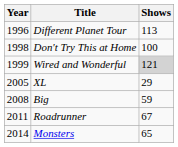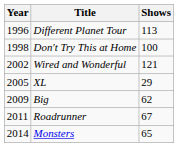(18, 64) 1999 -> (18, 64) 2002
(149, 64) lightgrey background -> (149, 64) no background
(18, 99) 2008 -> (18, 99) 2009
(147, 99) 59 -> (147, 99) 62
